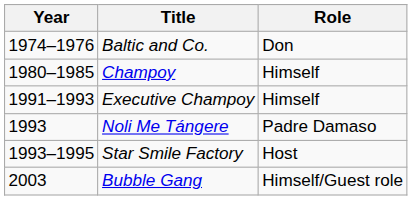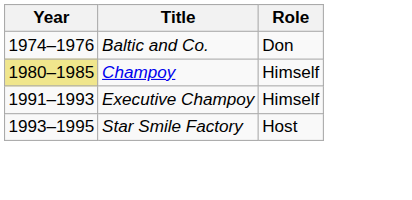(51, 72) no background -> (51, 72) khaki background
- row: (165, 126)
- row: (152, 180)
